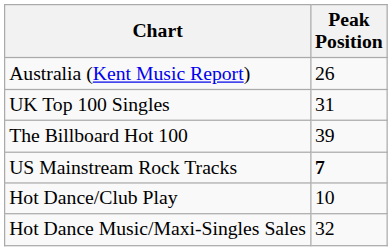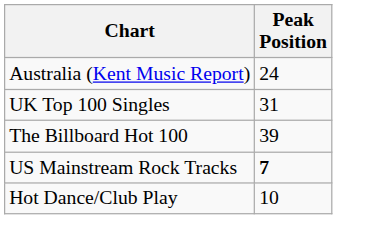(325, 73) 26 -> (269, 73) 24
- row: (158, 229)
